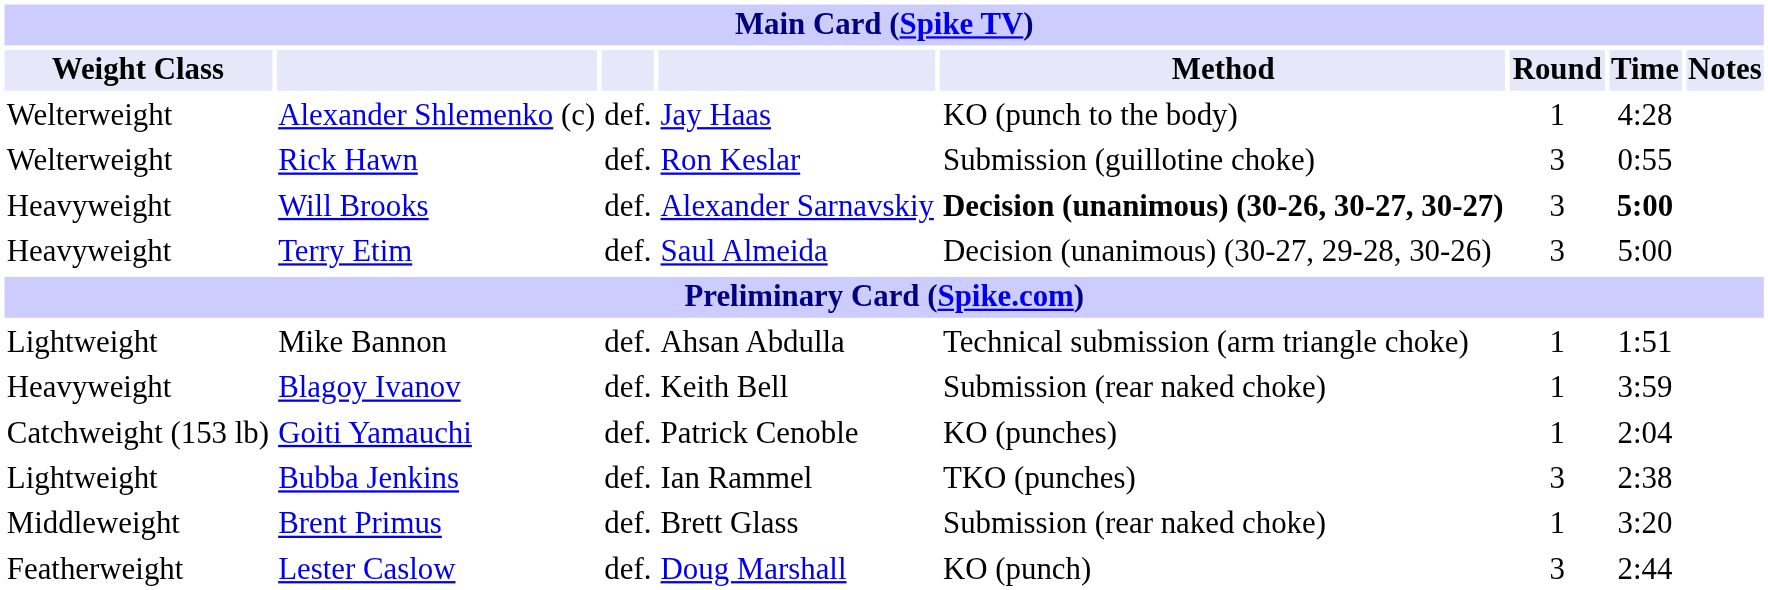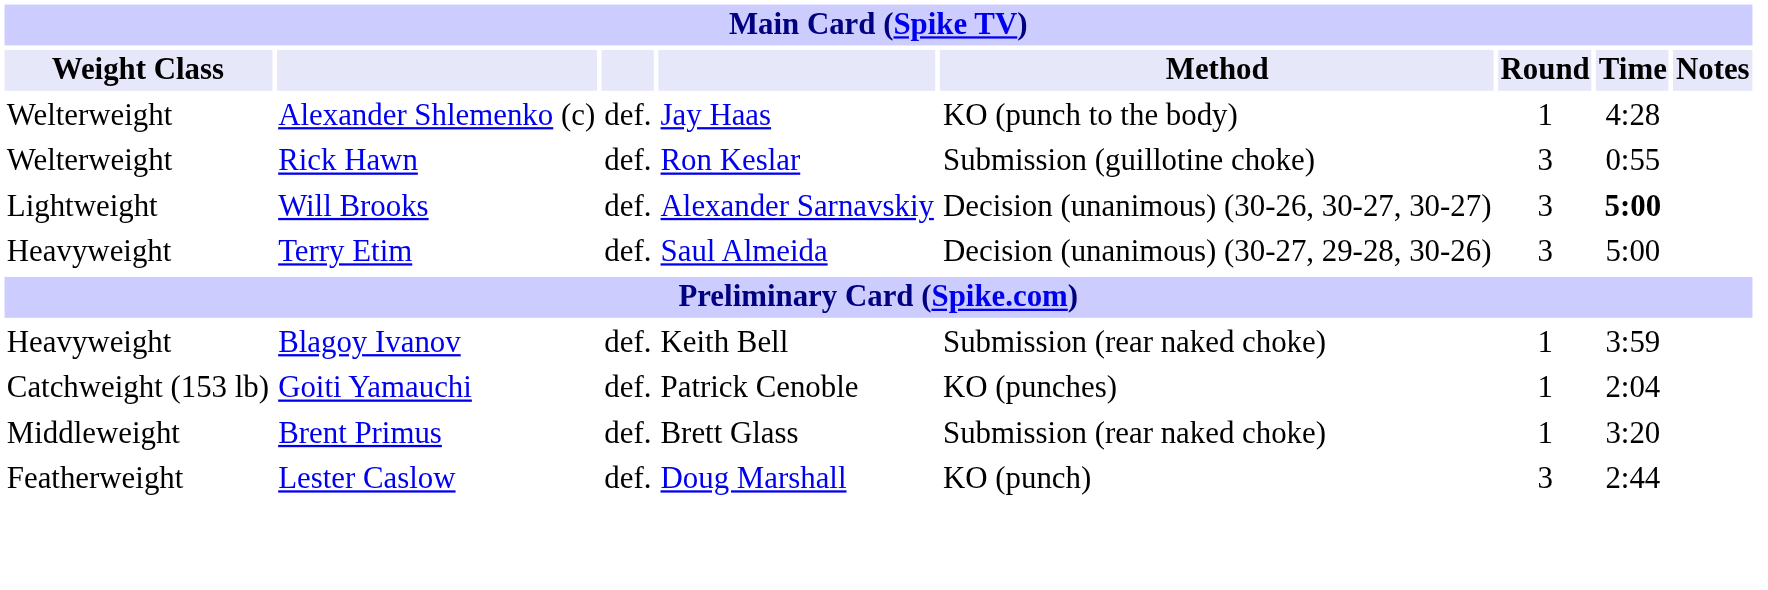(89, 205) Heavyweight -> (82, 205) Lightweight
(1223, 205) bold -> (1217, 205) normal
- row: (363, 342)
- row: (369, 478)
